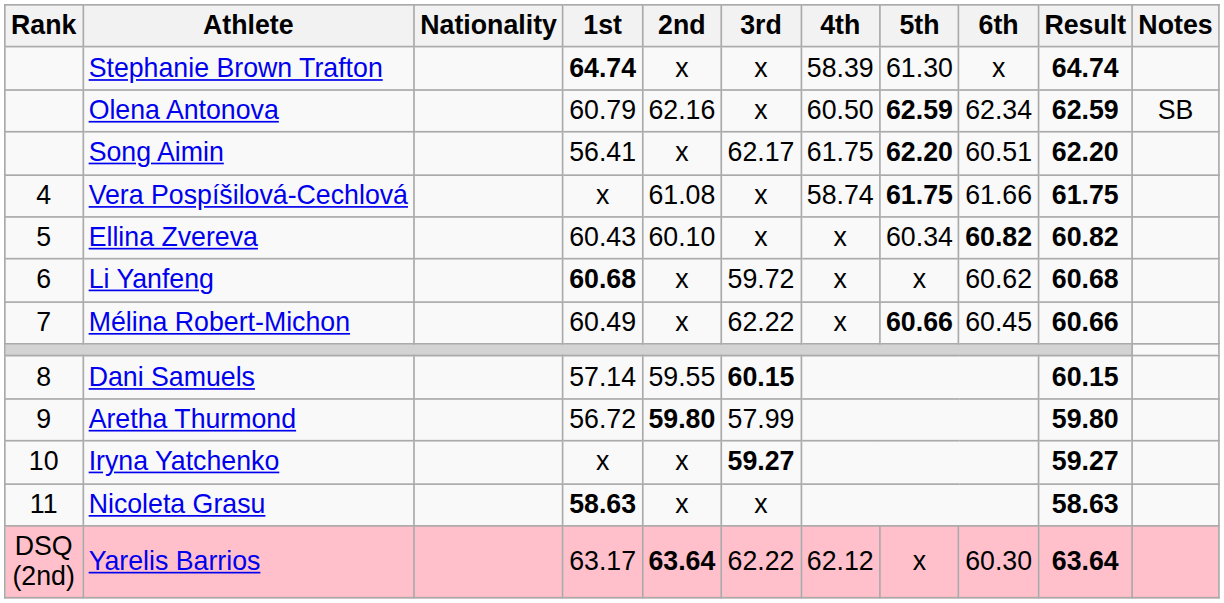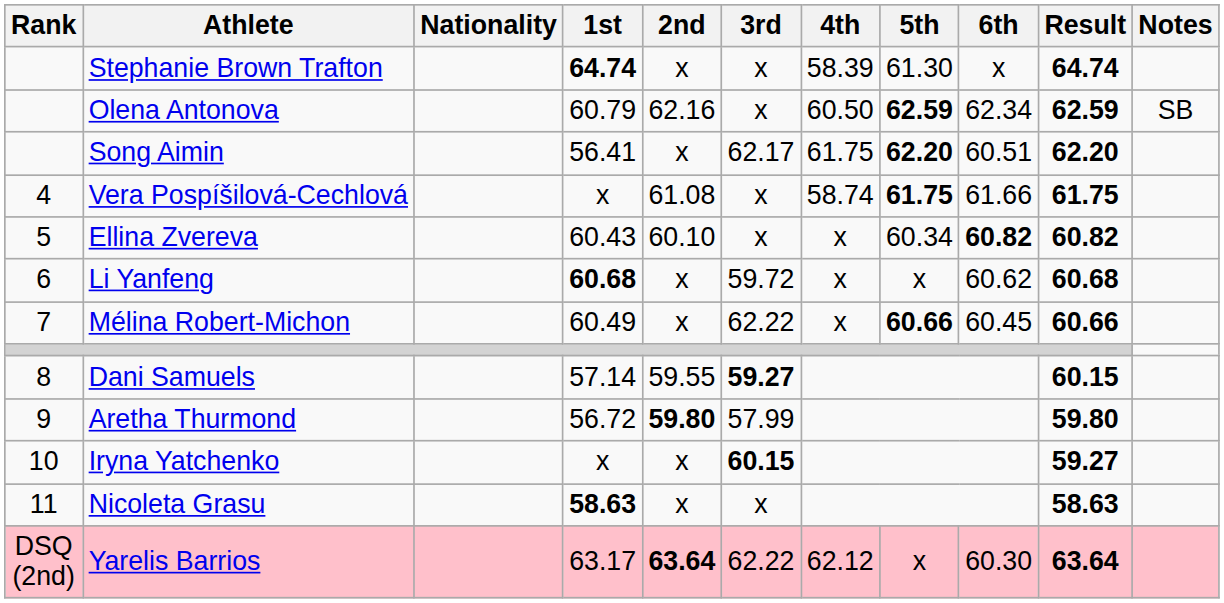(761, 377) 60.15 -> (761, 377) 59.27
(761, 461) 59.27 -> (761, 461) 60.15
